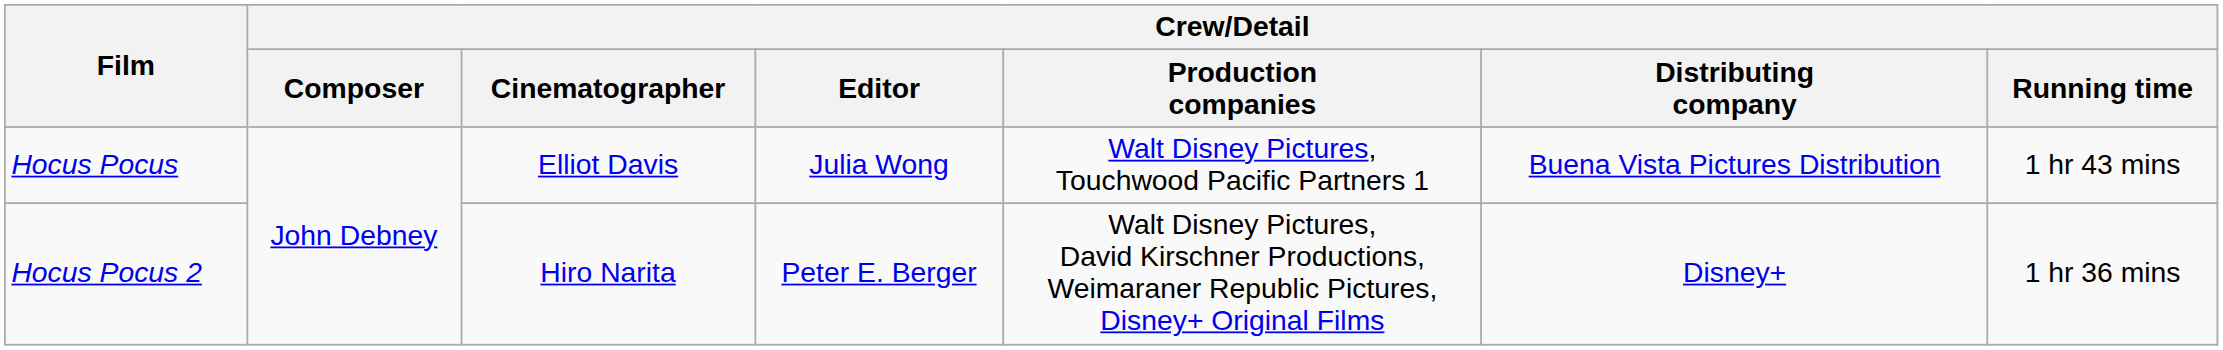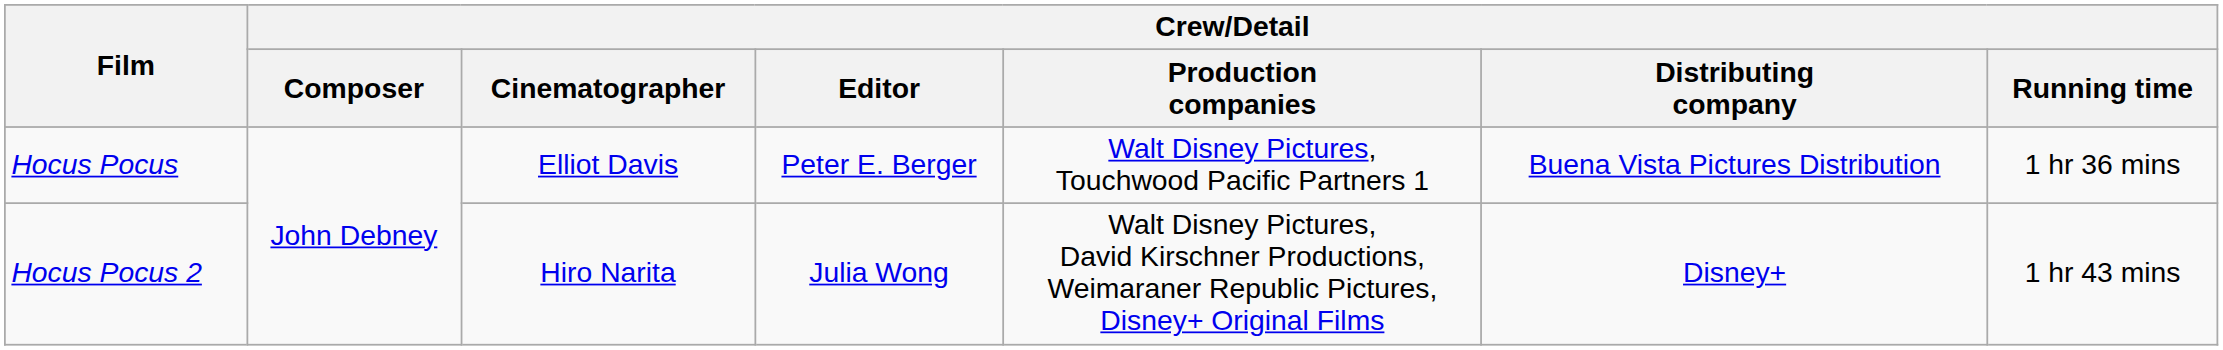(879, 164) Julia Wong -> (879, 164) Peter E. Berger
(2103, 164) 1 hr 43 mins -> (2103, 164) 1 hr 36 mins
(879, 273) Peter E. Berger -> (879, 273) Julia Wong
(2103, 273) 1 hr 36 mins -> (2103, 273) 1 hr 43 mins
